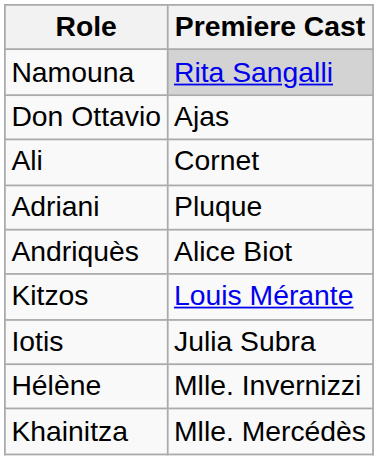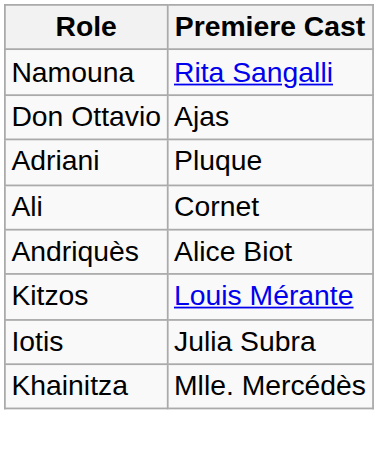(254, 71) lightgrey background -> (254, 71) no background
rows swapped: (55, 206) <-> (27, 161)
- row: (56, 386)
